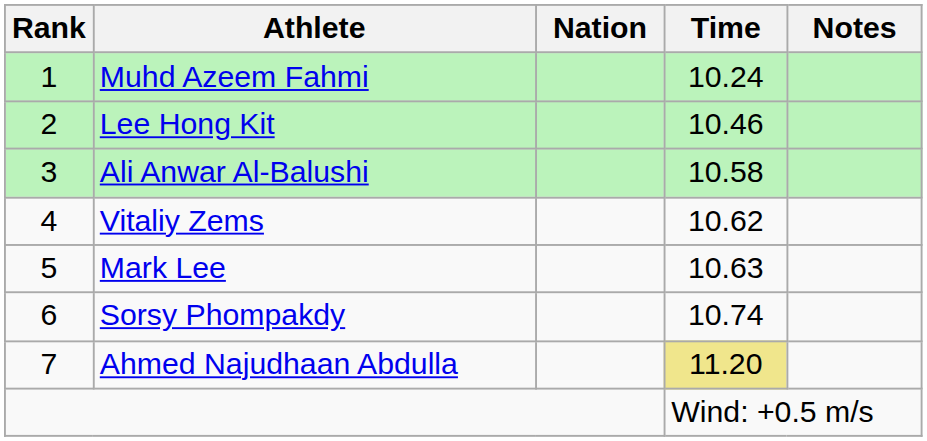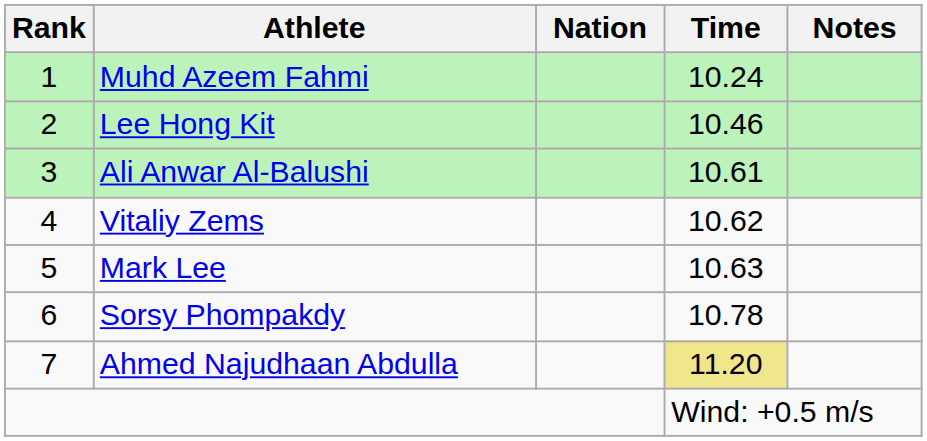(726, 172) 10.58 -> (726, 172) 10.61
(726, 316) 10.74 -> (726, 316) 10.78
